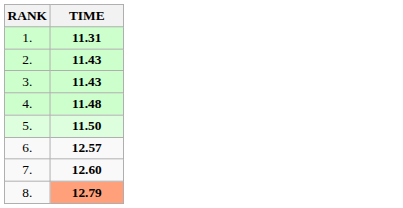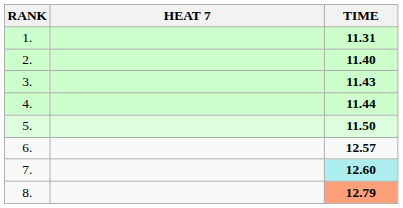+ column: (187, 15)
(87, 60) 11.43 -> (361, 60) 11.40
(87, 104) 11.48 -> (361, 104) 11.44
(87, 170) no background -> (361, 170) paleturquoise background
